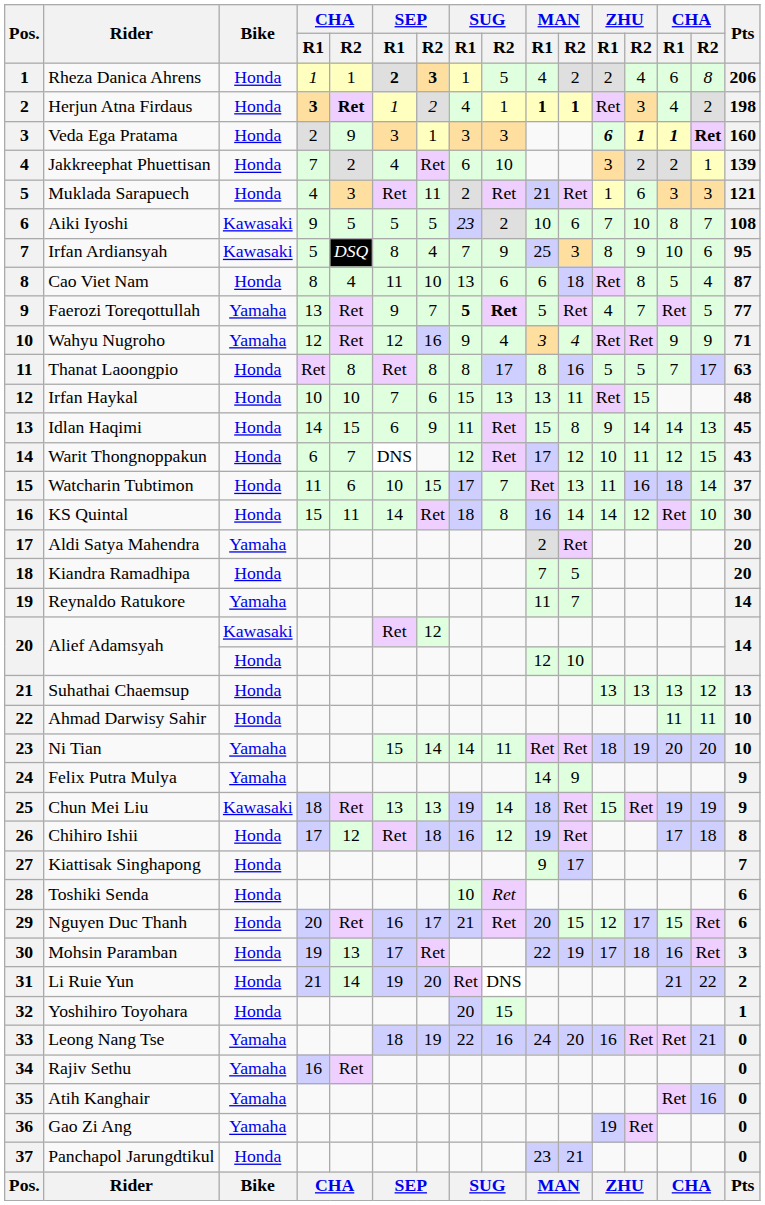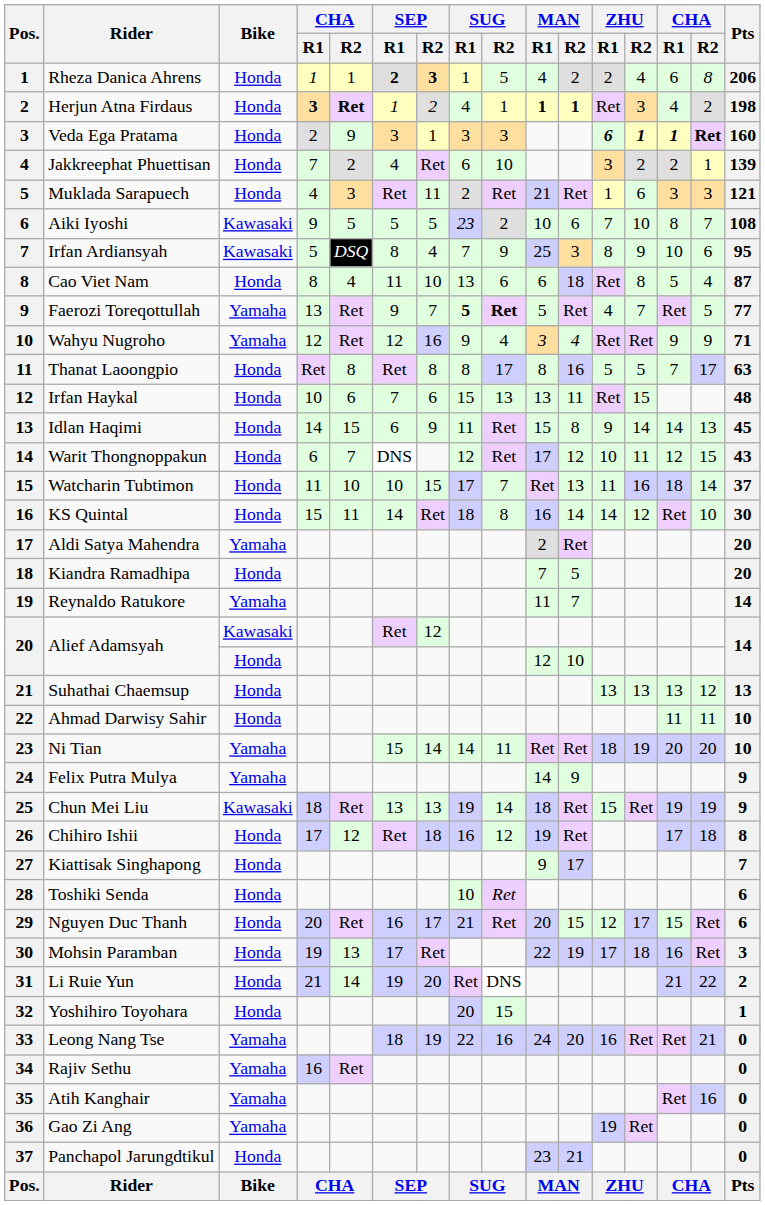(351, 397) 10 -> (351, 397) 6
(351, 485) 6 -> (351, 485) 10
